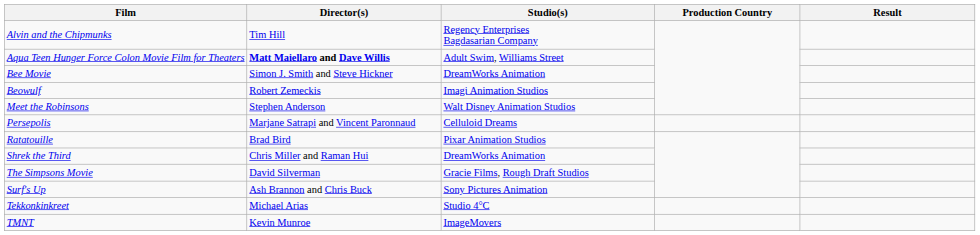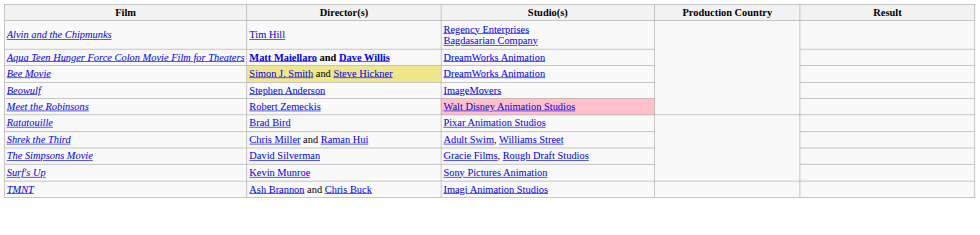(504, 57) Adult Swim, Williams Street -> (494, 57) DreamWorks Animation
(321, 73) no background -> (321, 73) khaki background
(285, 90) Robert Zemeckis -> (287, 90) Stephen Anderson
(496, 90) Imagi Animation Studios -> (472, 90) ImageMovers
(287, 106) Stephen Anderson -> (285, 106) Robert Zemeckis
(509, 106) no background -> (509, 106) pink background
- row: (29, 123)
(494, 156) DreamWorks Animation -> (504, 139) Adult Swim, Williams Street
(311, 189) Ash Brannon and Chris Buck -> (280, 172) Kevin Munroe
- row: (38, 205)
(280, 222) Kevin Munroe -> (311, 189) Ash Brannon and Chris Buck
(472, 222) ImageMovers -> (496, 189) Imagi Animation Studios
